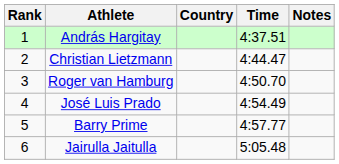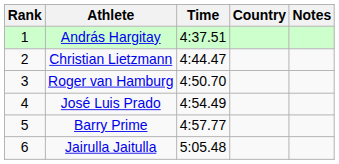columns swapped: (207, 15) <-> (263, 15)
